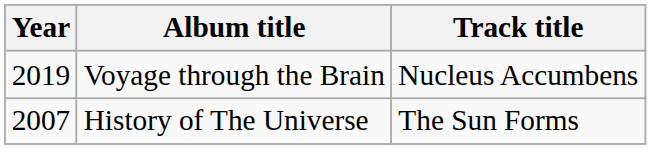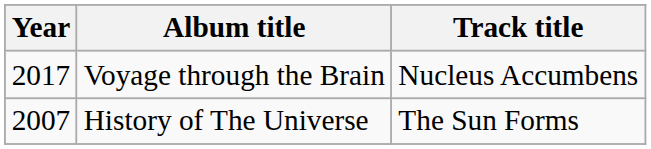(41, 74) 2019 -> (41, 74) 2017
